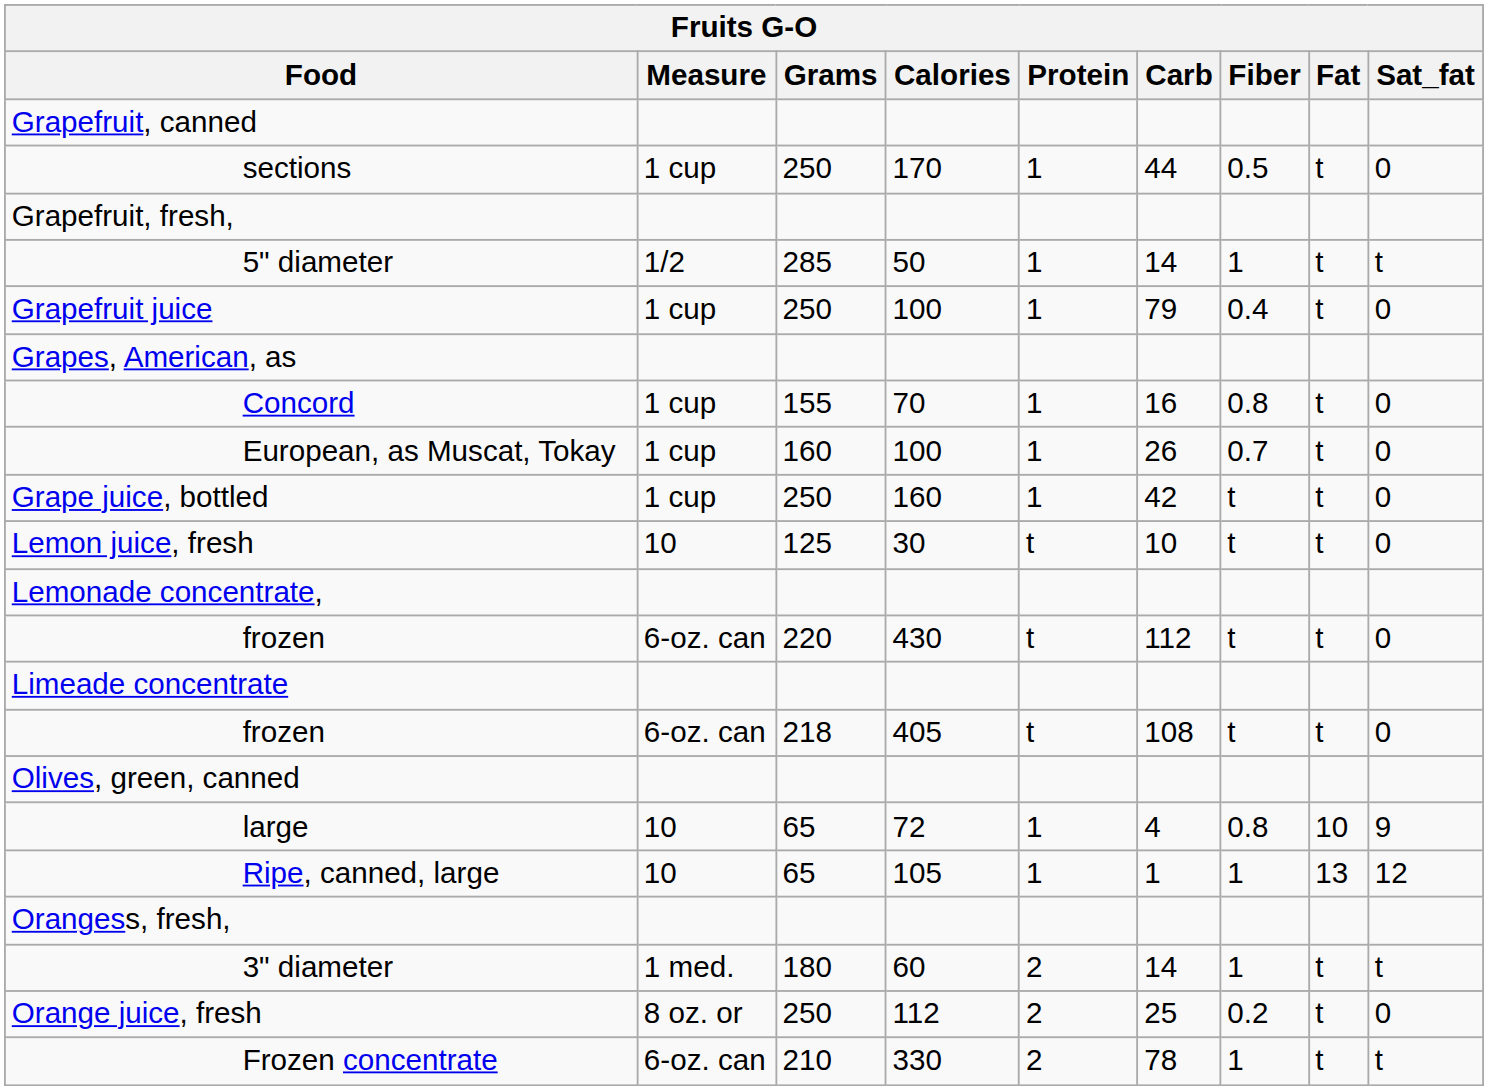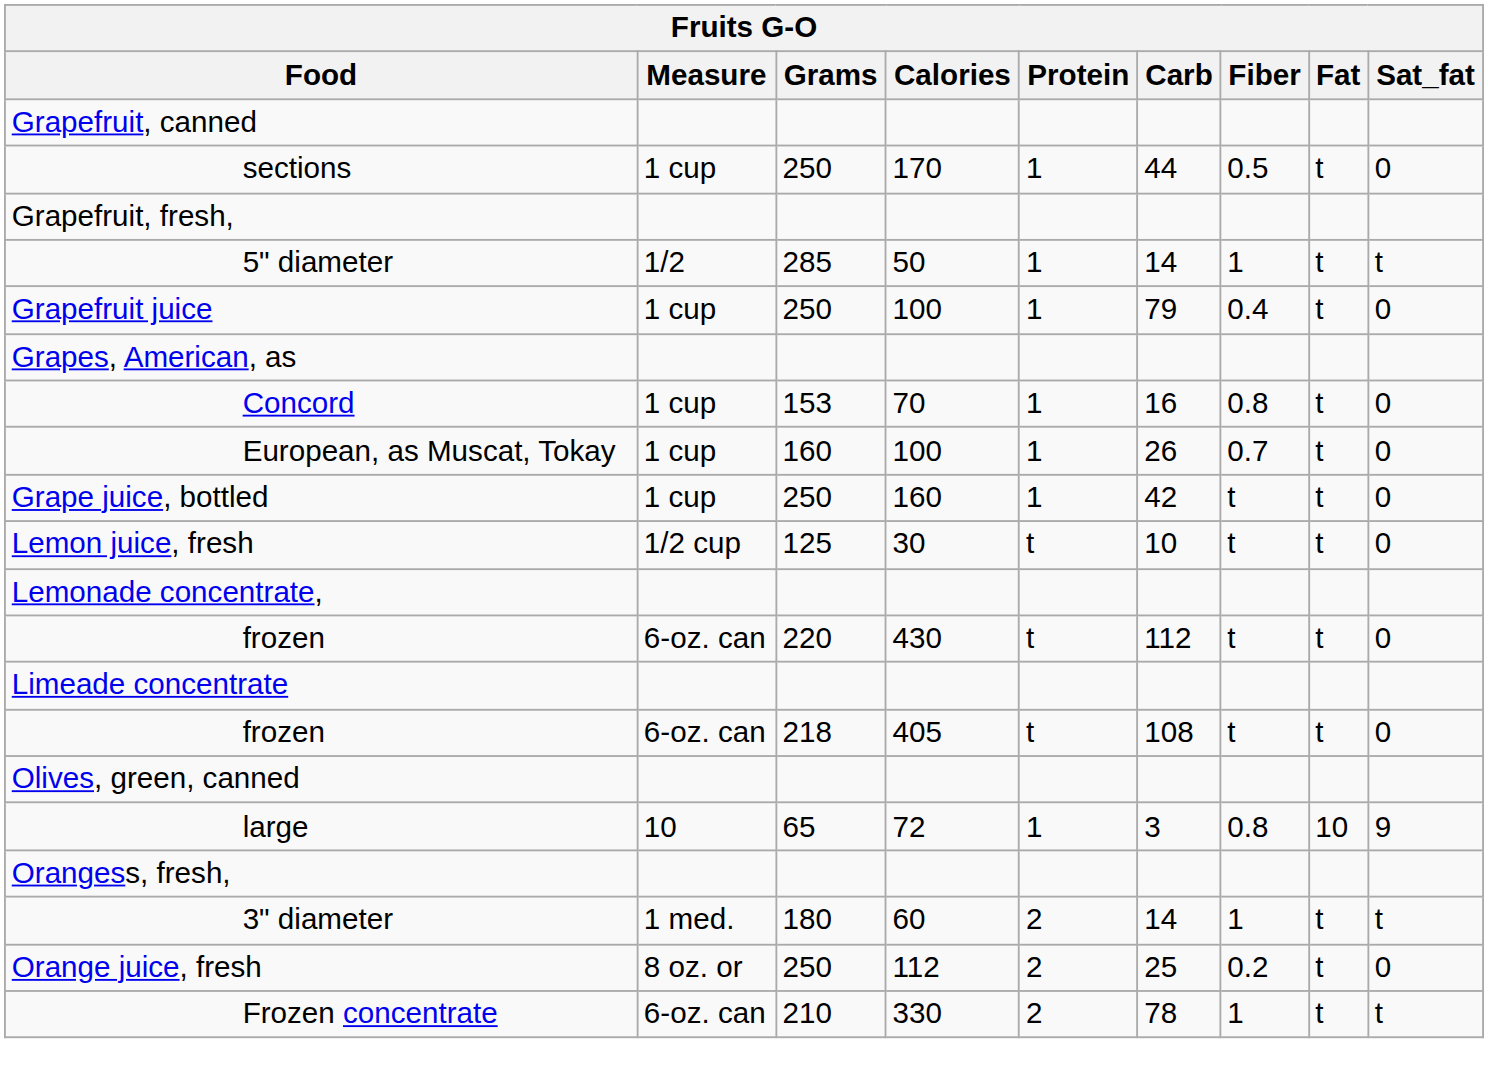(807, 403) 155 -> (807, 403) 153
(660, 544) 10 -> (692, 544) 1/2 cup
(1153, 826) 4 -> (1153, 826) 3
- row: (371, 872)
